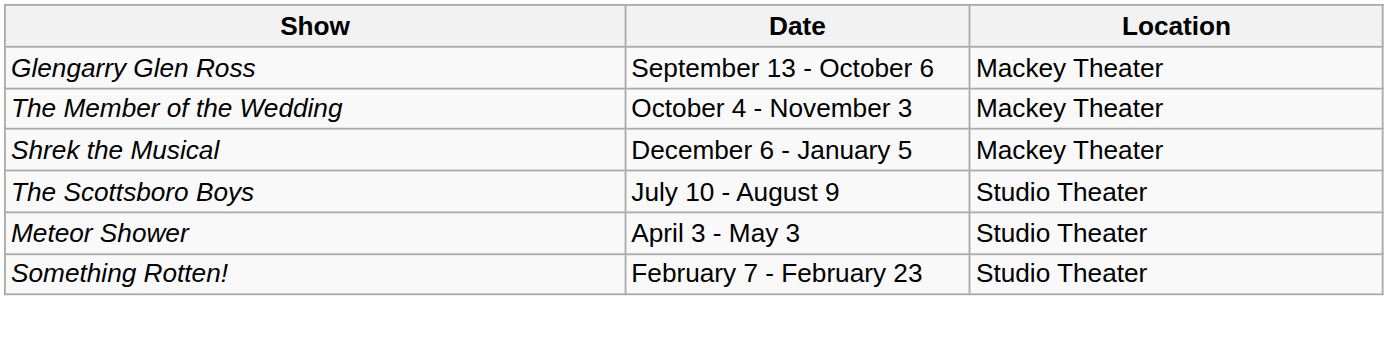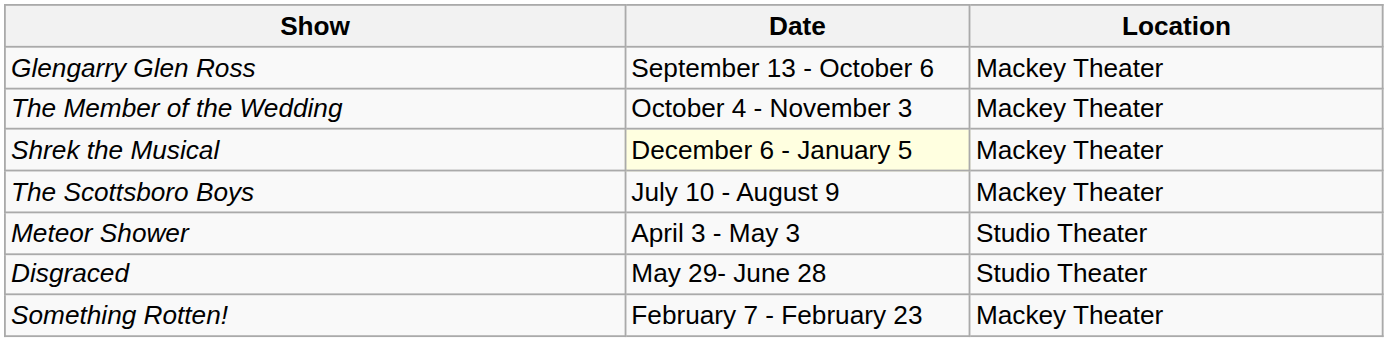(772, 150) no background -> (772, 150) lightyellow background
(1062, 192) Studio Theater -> (1070, 192) Mackey Theater
+ row: (70, 274)
(1062, 274) Studio Theater -> (1070, 316) Mackey Theater
